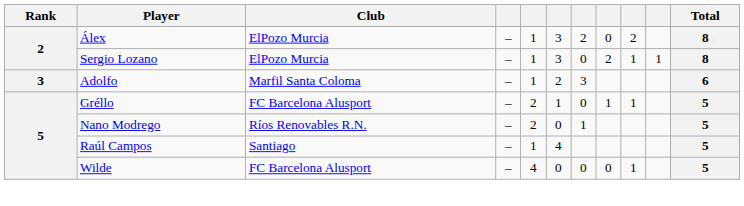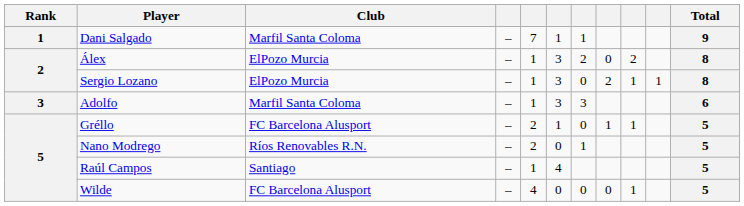+ row: (116, 37)
(558, 81) 2 -> (558, 103) 3
